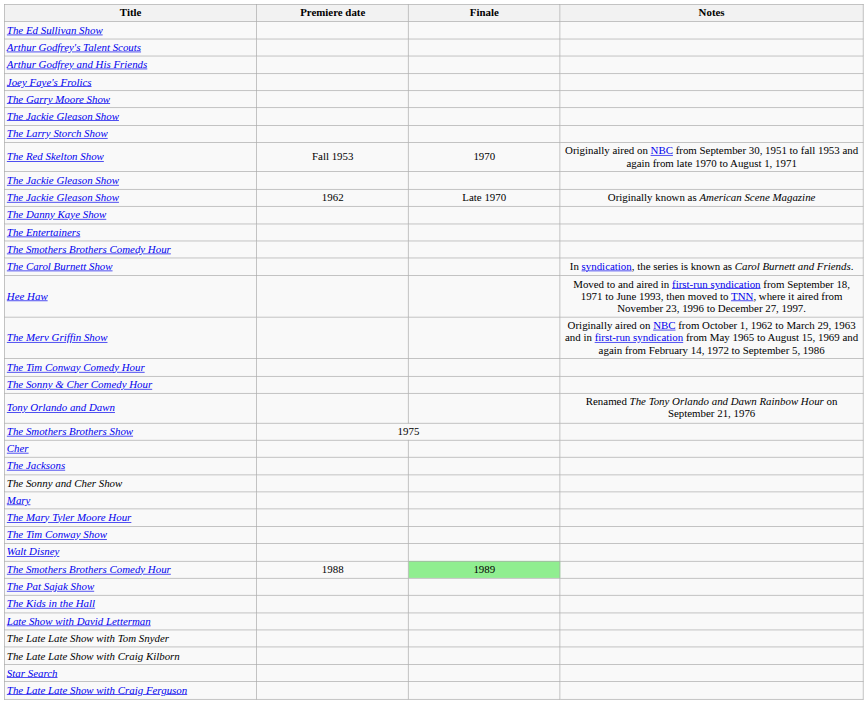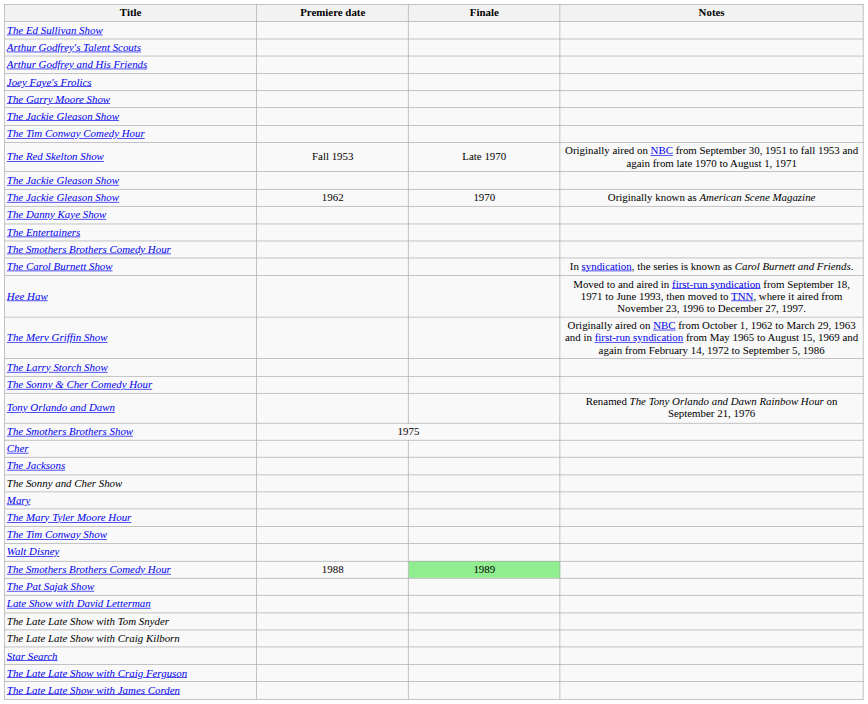rows swapped: (57, 133) <-> (76, 367)
(484, 157) 1970 -> (484, 157) Late 1970
(484, 197) Late 1970 -> (484, 197) 1970
- row: (51, 604)
+ row: (93, 690)
